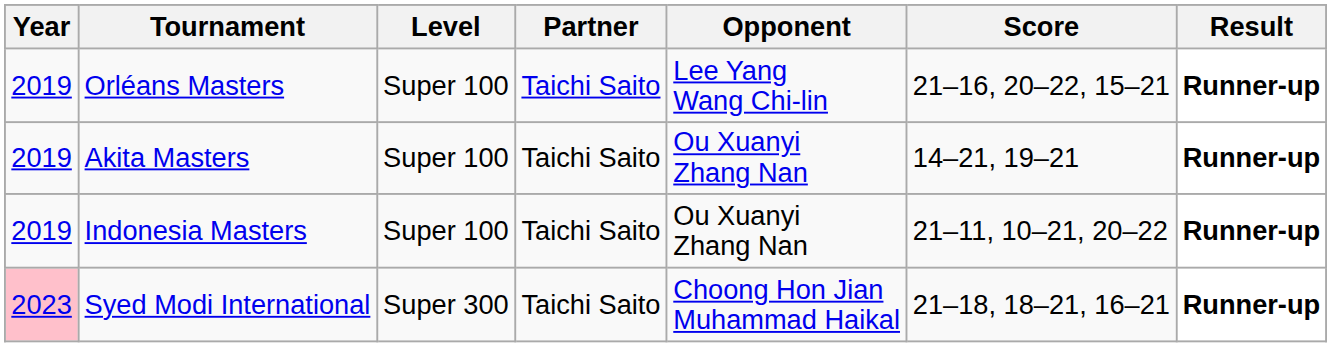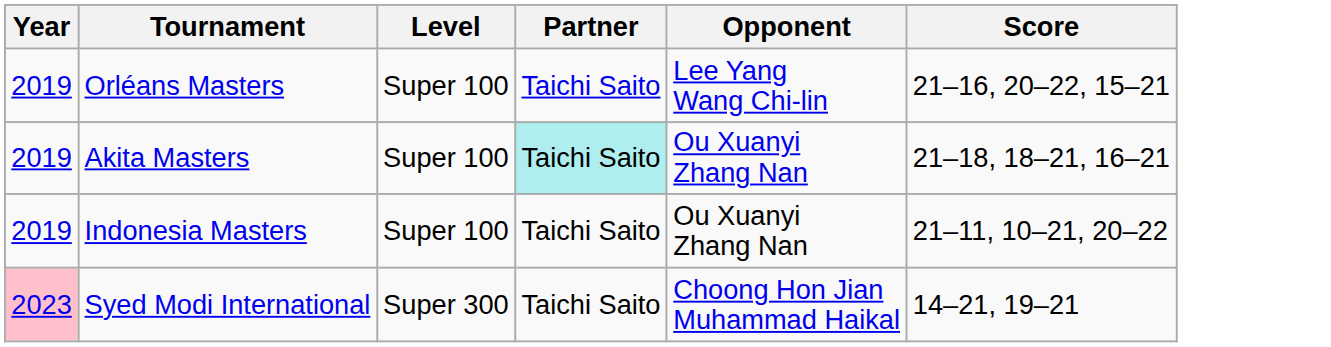- column: (1251, 27)
(591, 158) no background -> (591, 158) paleturquoise background
(996, 158) 14–21, 19–21 -> (1041, 158) 21–18, 18–21, 16–21
(1041, 305) 21–18, 18–21, 16–21 -> (996, 305) 14–21, 19–21
